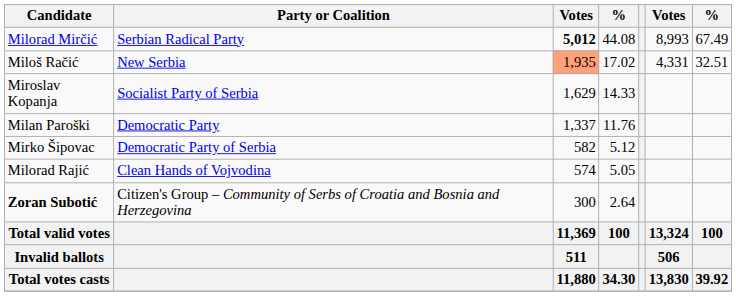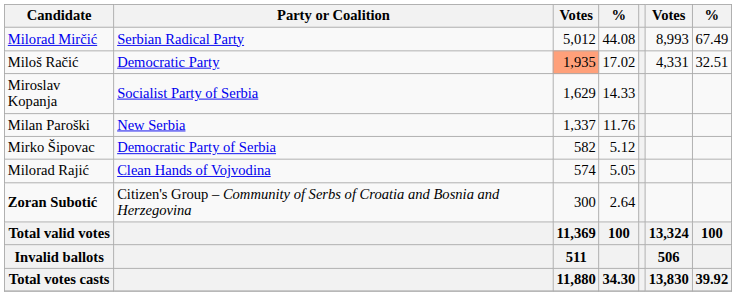(579, 39) bold -> (579, 39) normal
(151, 62) New Serbia -> (168, 62) Democratic Party
(168, 124) Democratic Party -> (151, 124) New Serbia
